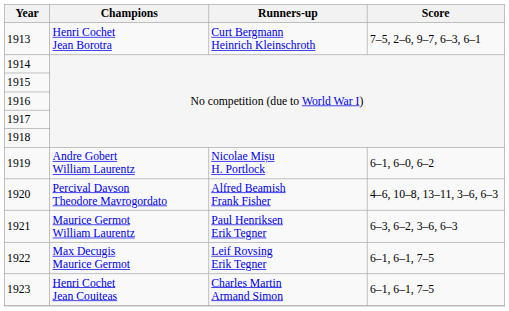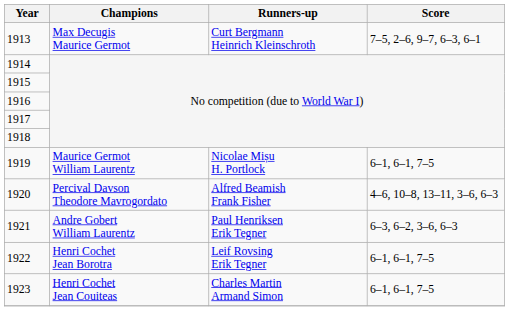(84, 38) Henri Cochet Jean Borotra -> (91, 38) Max Decugis Maurice Germot
(94, 163) Andre Gobert William Laurentz -> (94, 163) Maurice Germot William Laurentz
(402, 163) 6–1, 6–0, 6–2 -> (402, 163) 6–1, 6–1, 7–5
(94, 226) Maurice Germot William Laurentz -> (94, 226) Andre Gobert William Laurentz
(91, 258) Max Decugis Maurice Germot -> (84, 258) Henri Cochet Jean Borotra
